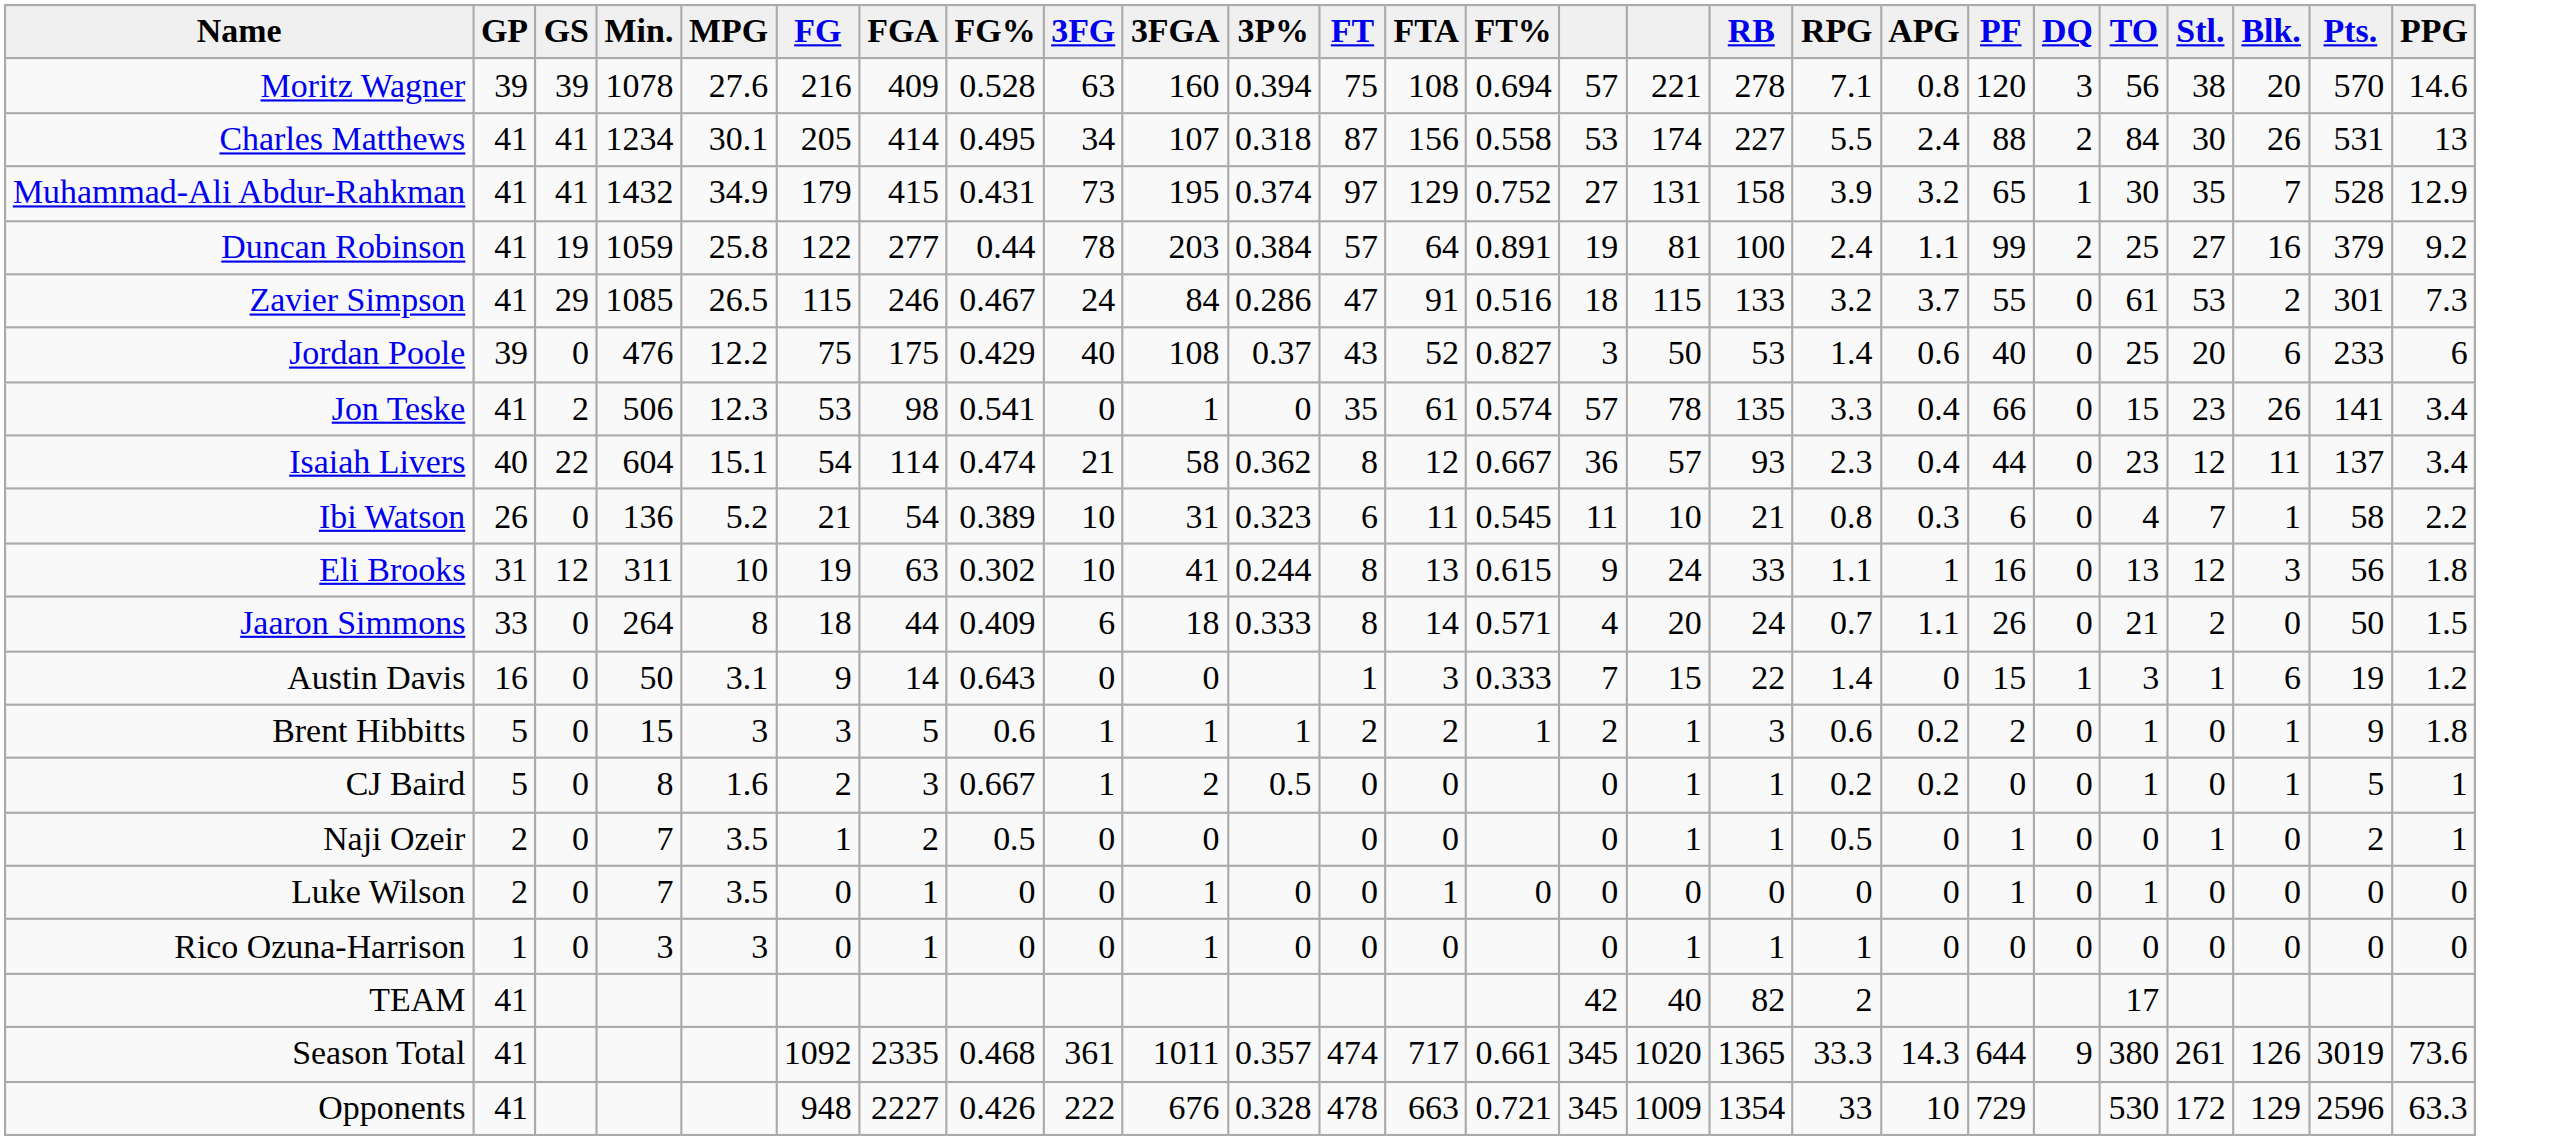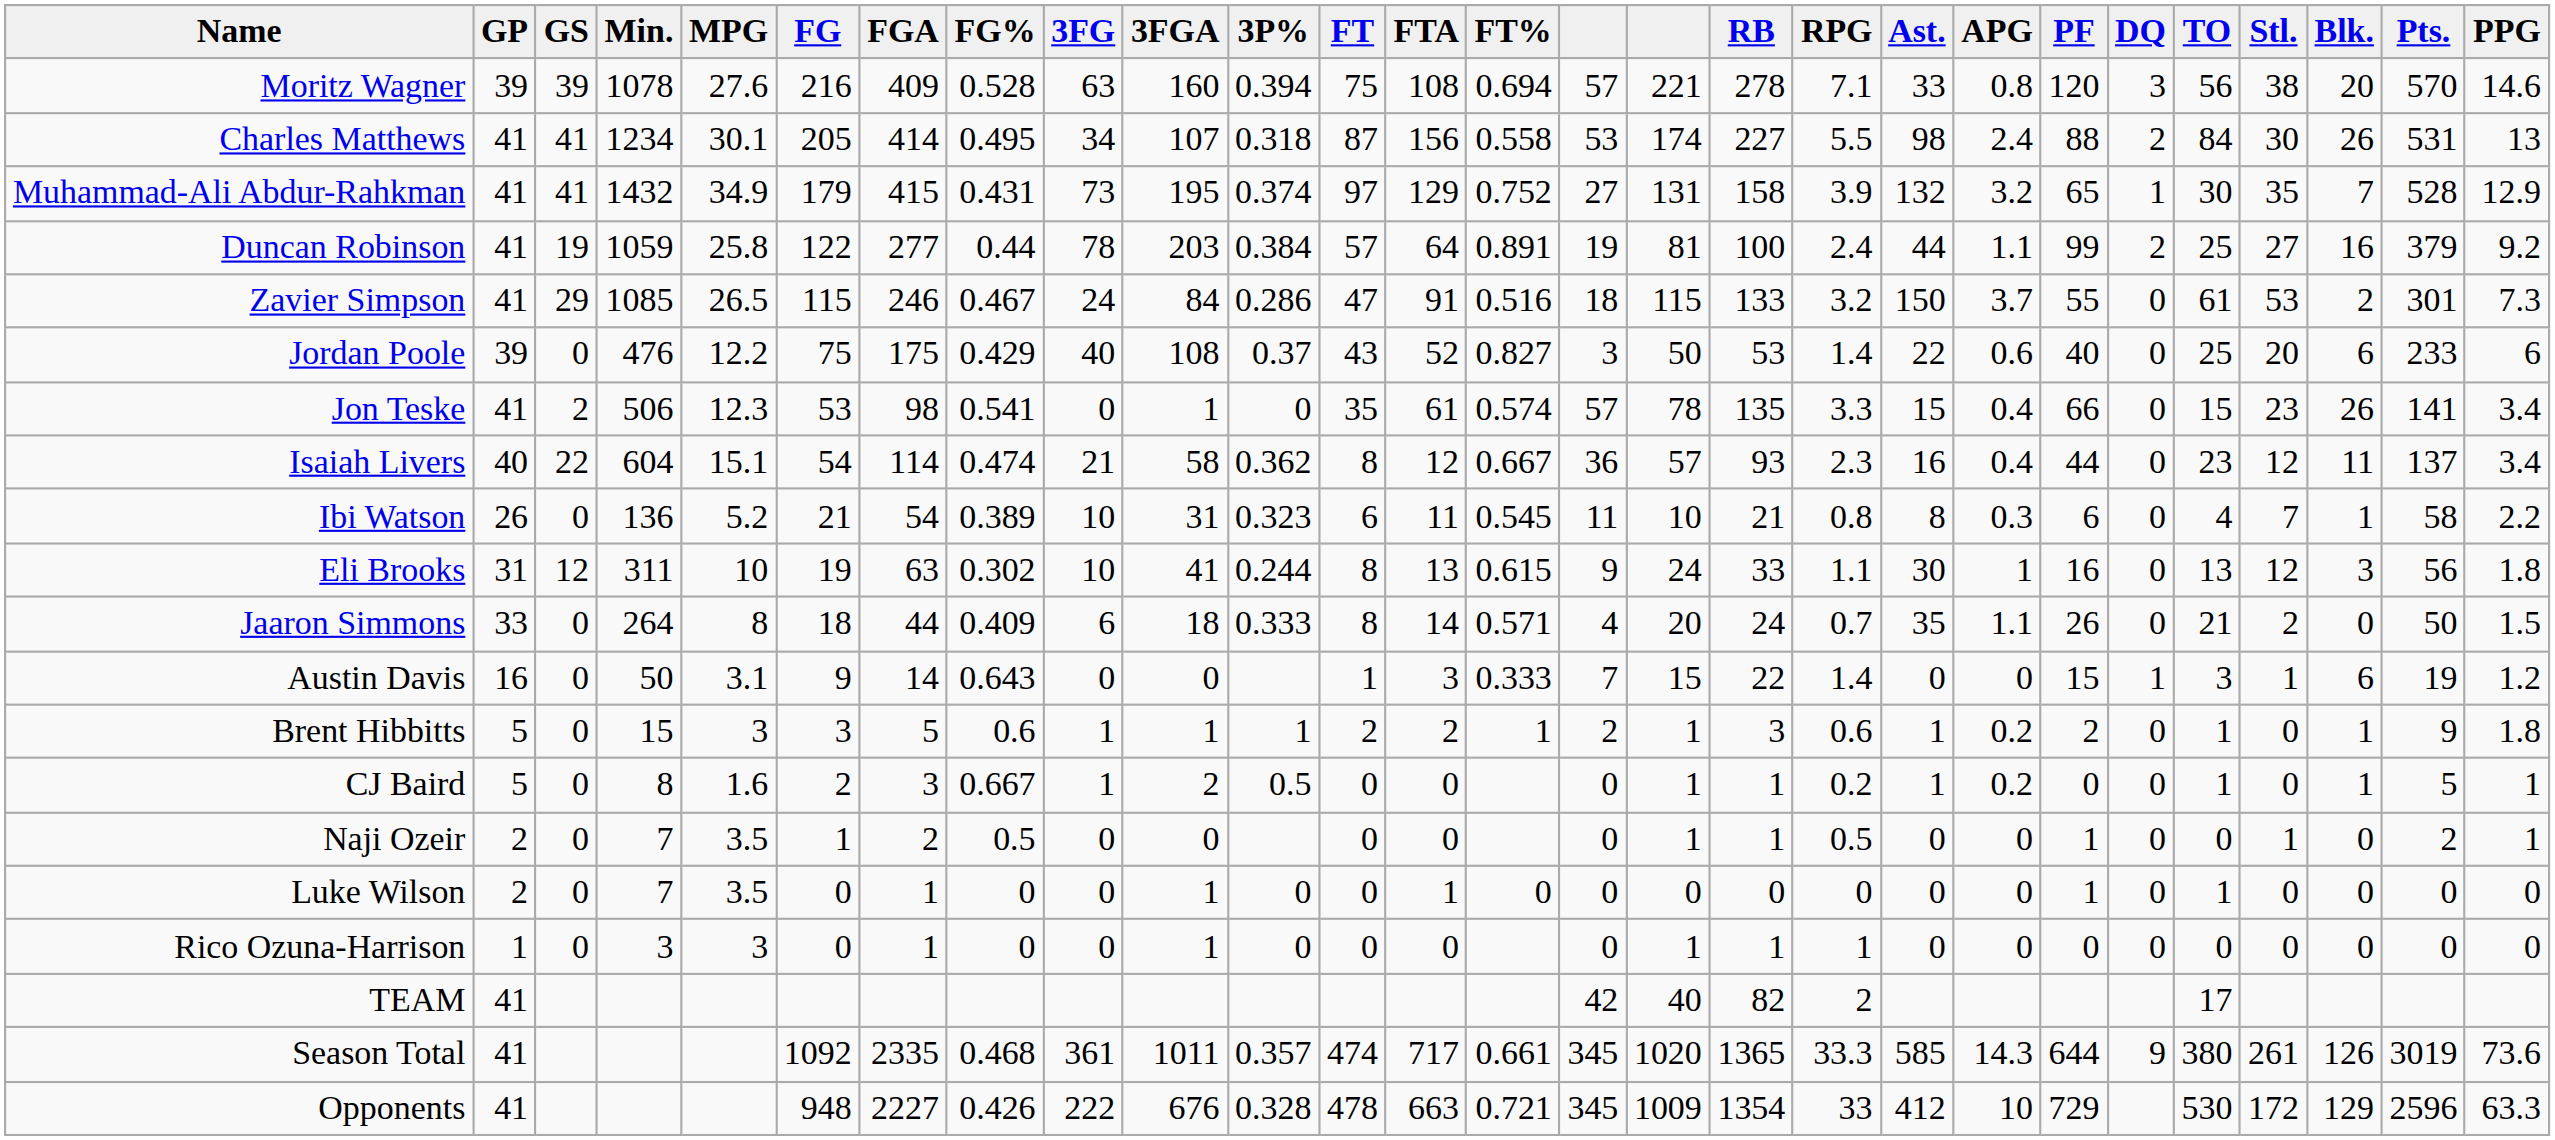+ column: (1917, 31)
